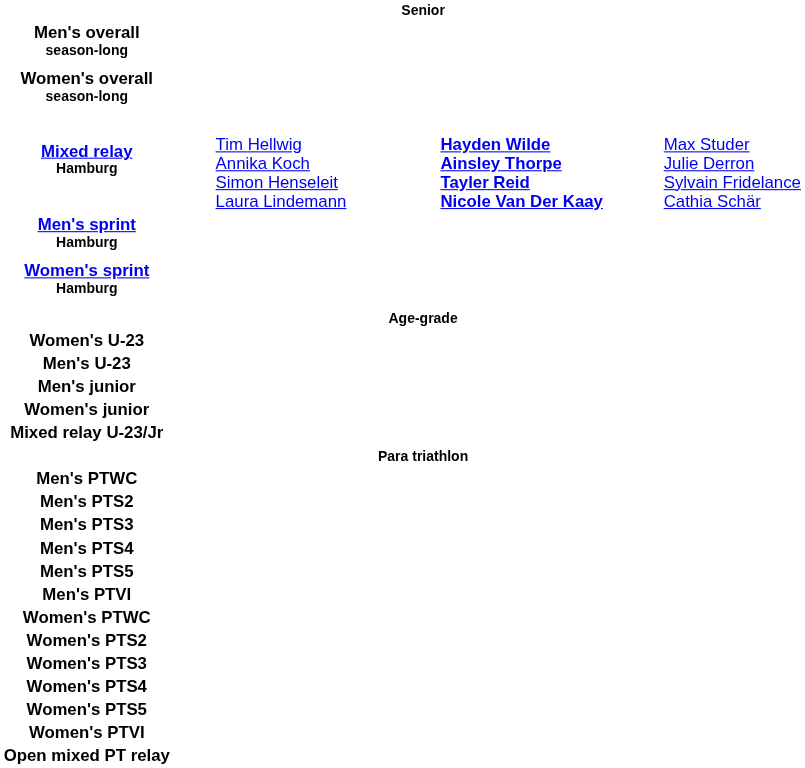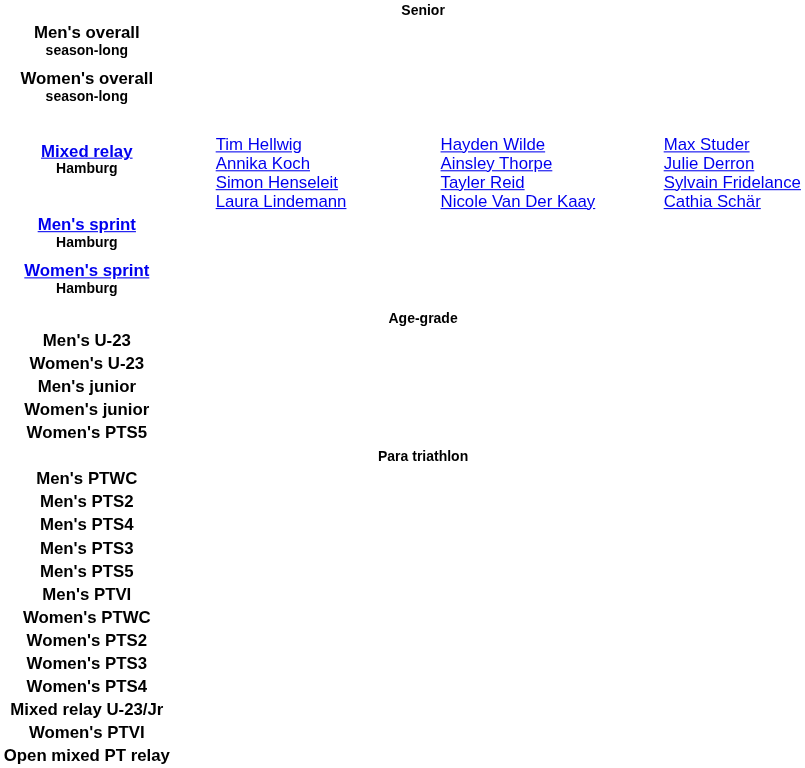(522, 173) bold -> (518, 173) normal
rows swapped: (87, 363) <-> (87, 340)
rows swapped: (87, 433) <-> (87, 710)
rows swapped: (87, 525) <-> (87, 548)
